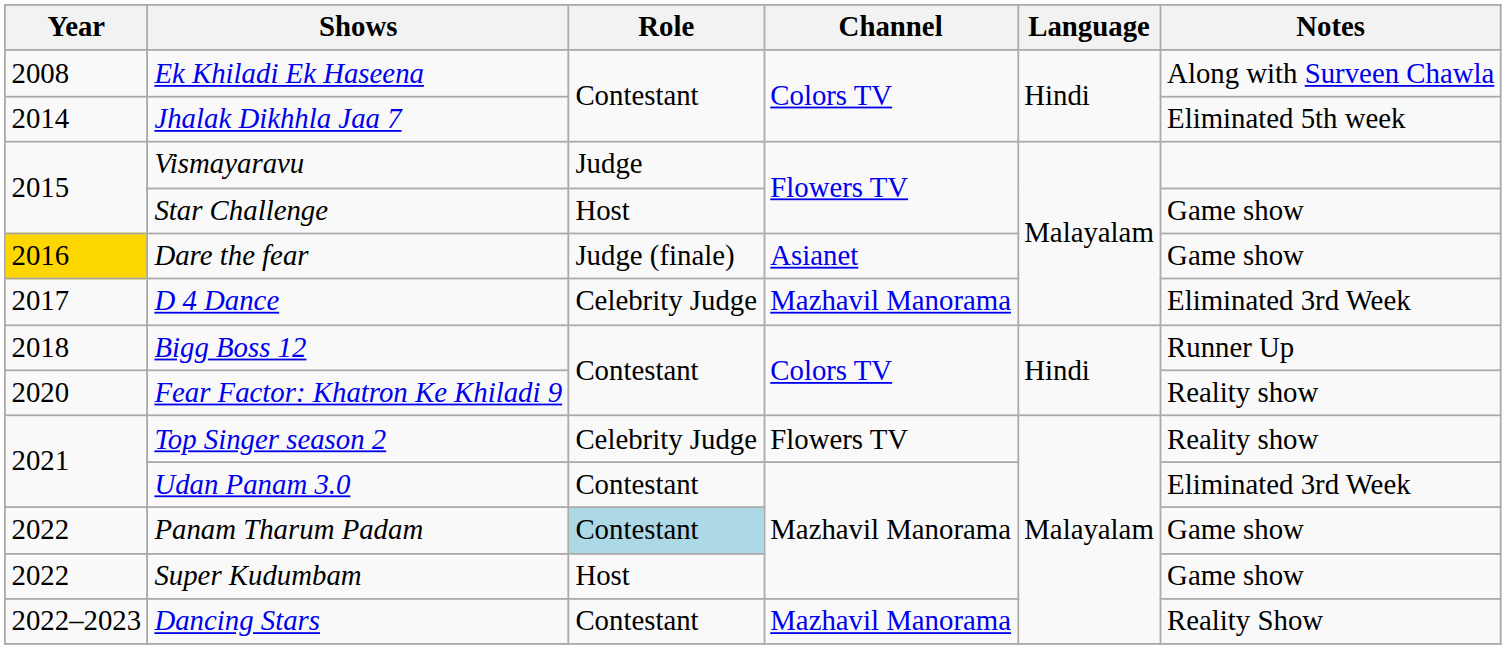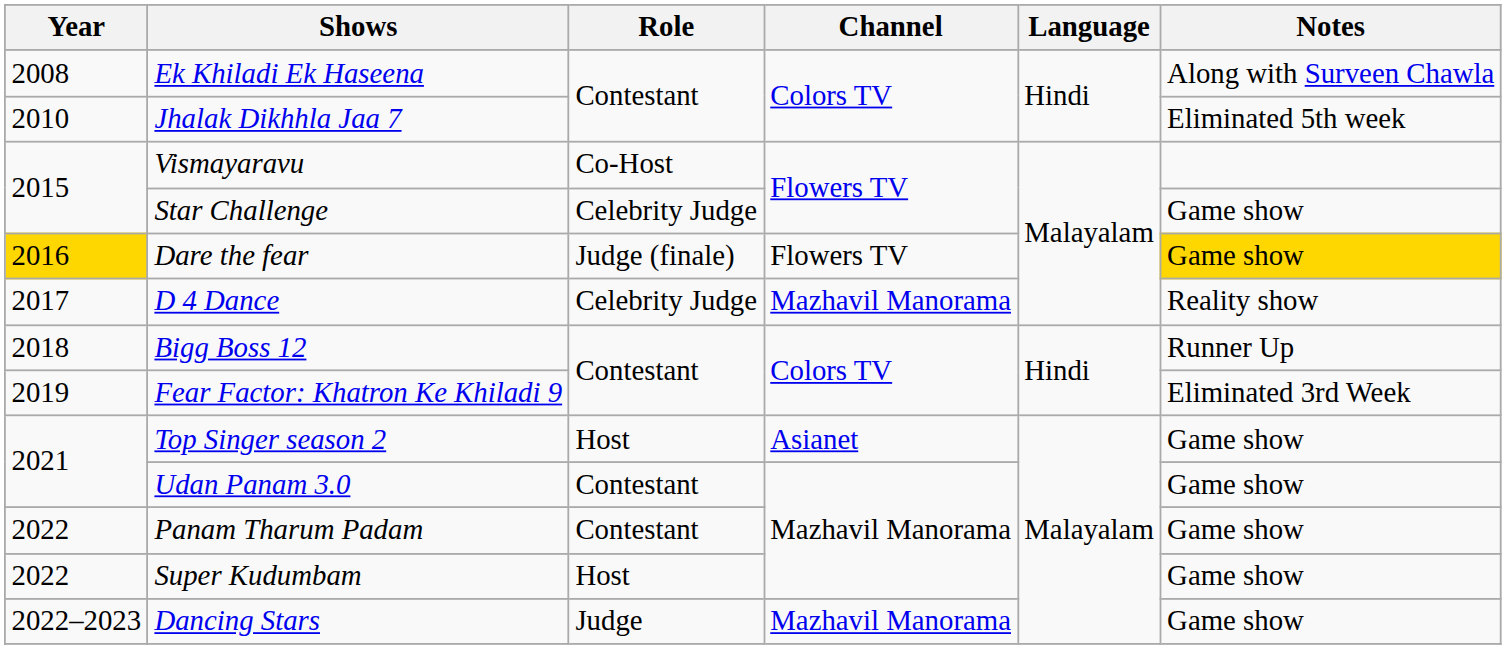(40, 118) 2014 -> (40, 118) 2010
(609, 164) Judge -> (624, 164) Co-Host
(603, 210) Host -> (666, 210) Celebrity Judge
(814, 255) Asianet -> (839, 255) Flowers TV
(1235, 255) no background -> (1235, 255) gold background
(1289, 301) Eliminated 3rd Week -> (1243, 301) Reality show
(40, 392) 2020 -> (40, 392) 2019
(1243, 392) Reality show -> (1289, 392) Eliminated 3rd Week
(666, 438) Celebrity Judge -> (603, 438) Host
(839, 438) Flowers TV -> (814, 438) Asianet
(1243, 438) Reality show -> (1235, 438) Game show
(1289, 484) Eliminated 3rd Week -> (1235, 484) Game show
(637, 529) lightblue background -> (637, 529) no background
(637, 621) Contestant -> (609, 621) Judge
(1245, 621) Reality Show -> (1235, 621) Game show
